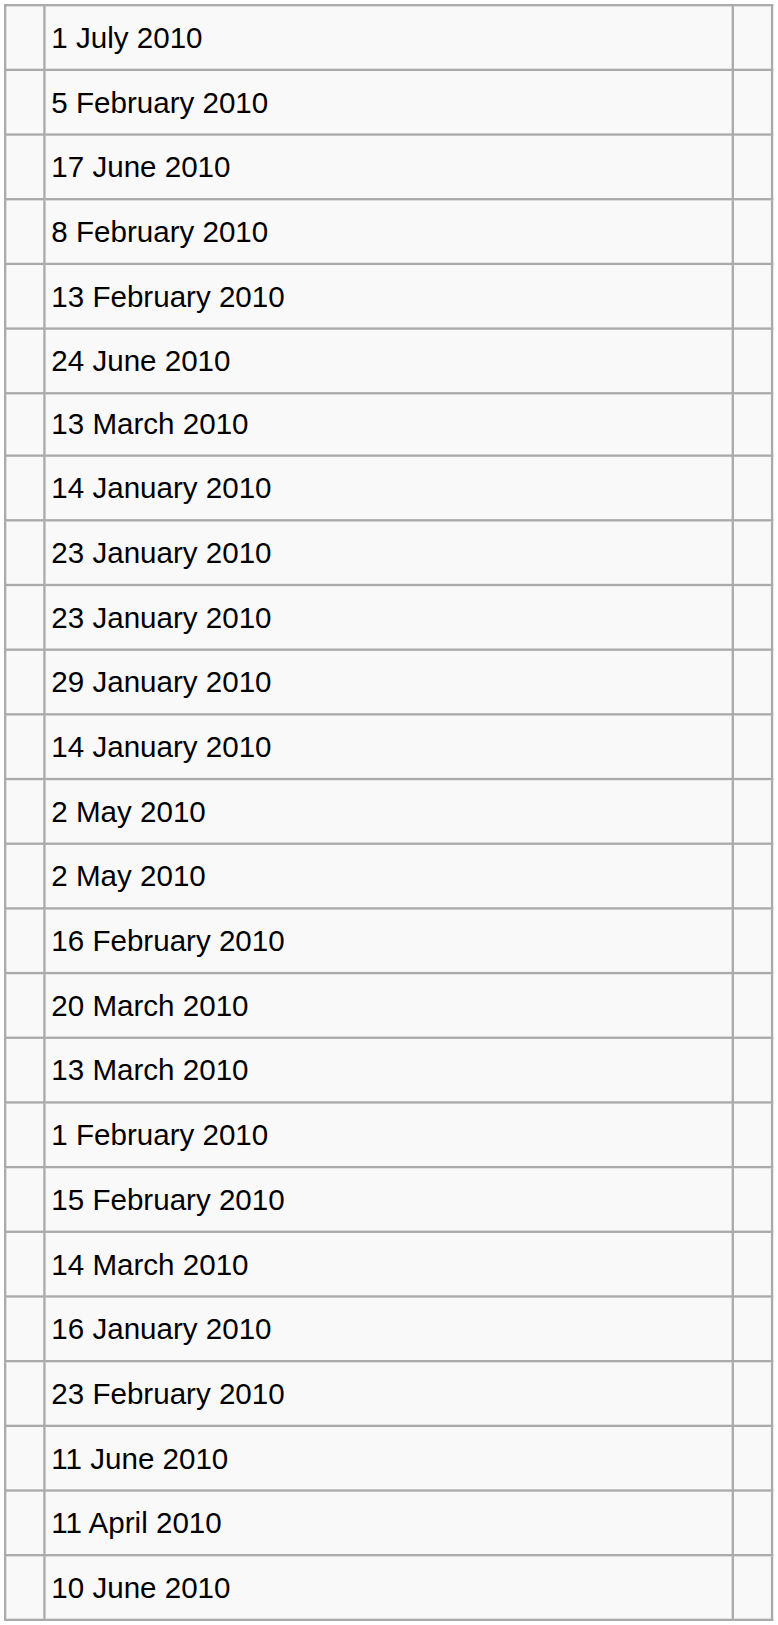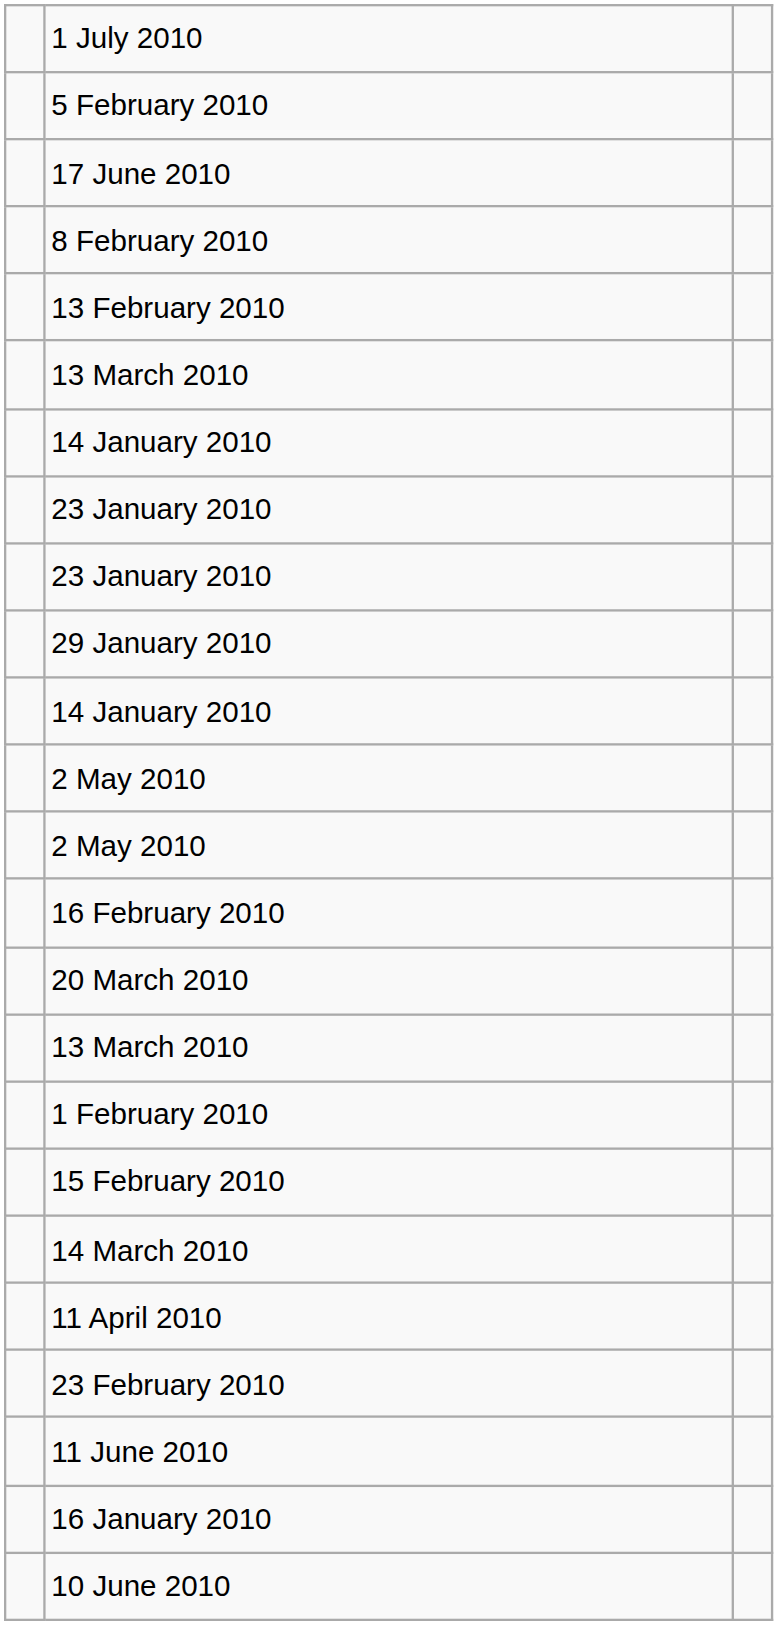- row: (25, 360)
rows swapped: (25, 1328) <-> (25, 1522)
